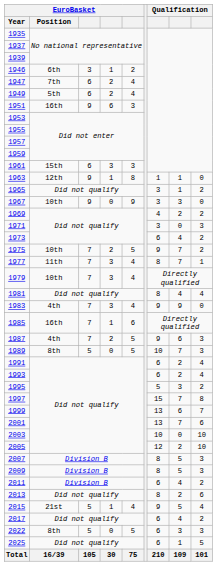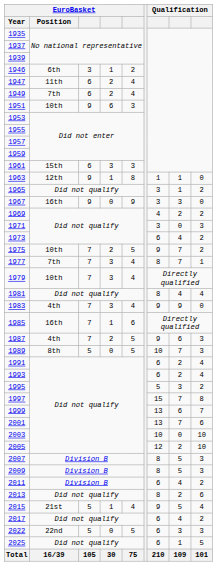(54, 82) 7th -> (54, 82) 11th
(54, 94) 5th -> (54, 94) 7th
(54, 106) 16th -> (54, 106) 10th
(54, 202) 10th -> (54, 202) 16th
(54, 262) 11th -> (54, 262) 7th
(54, 531) 8th -> (54, 531) 22nd
